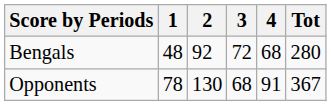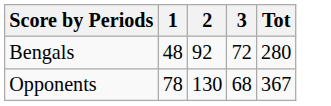- column: (271, 20)
